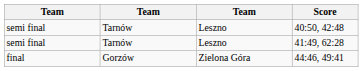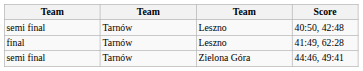(26, 43) semi final -> (15, 43) final
(15, 58) final -> (26, 58) semi final
(118, 58) Gorzów -> (117, 58) Tarnów
